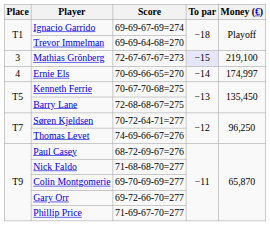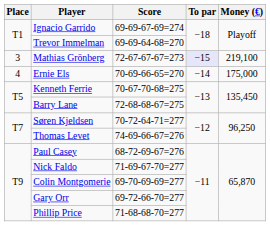(242, 74) 174,997 -> (242, 74) 175,000
(149, 167) 71-68-68-70=277 -> (149, 167) 71-69-67-70=277
(149, 213) 71-69-67-70=277 -> (149, 213) 71-68-68-70=277
